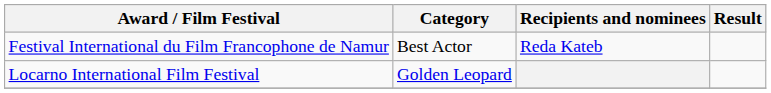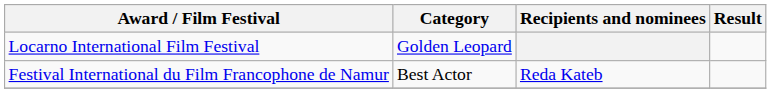rows swapped: (134, 74) <-> (199, 46)
